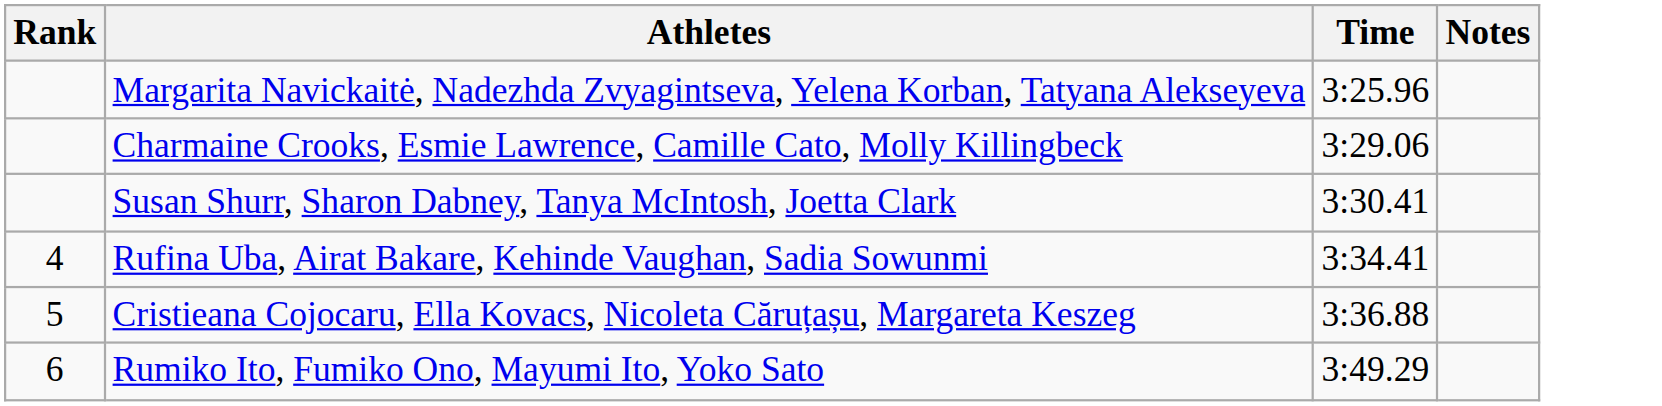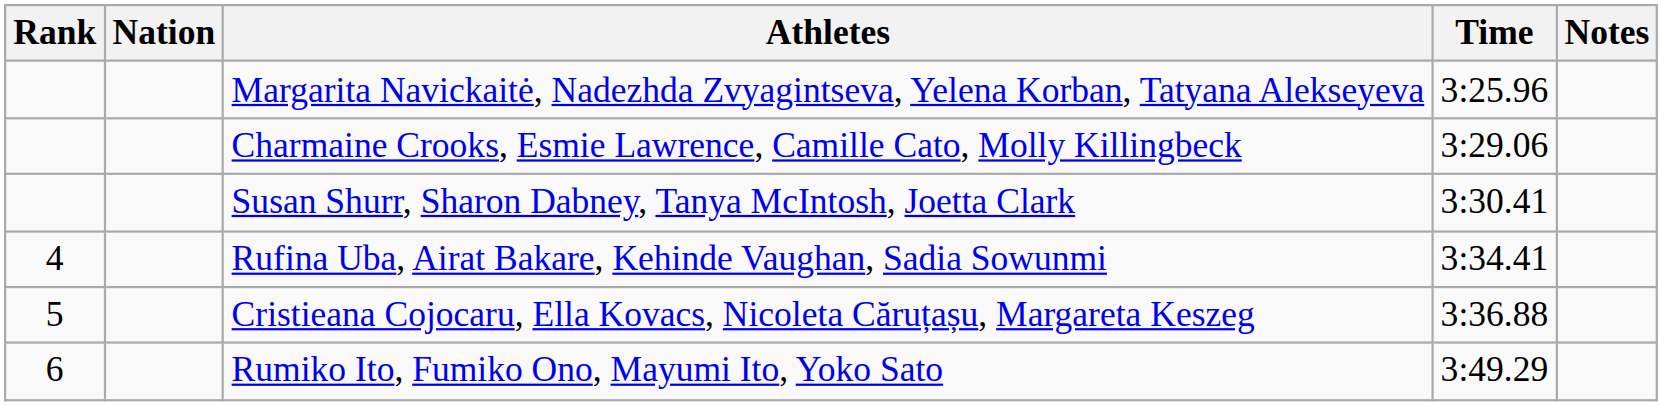+ column: (164, 32)
